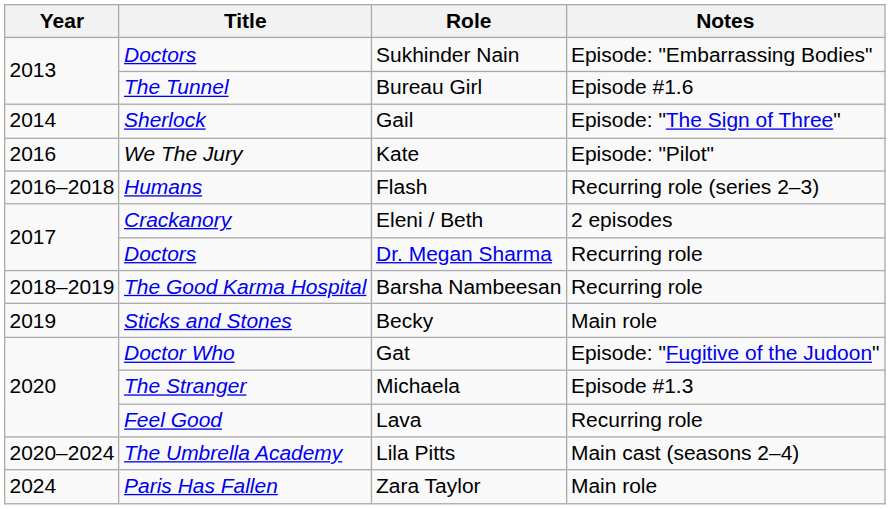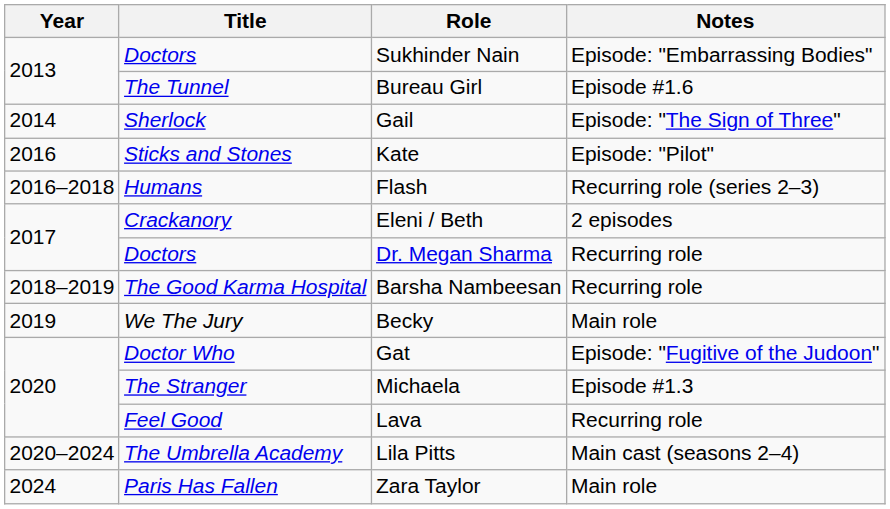(183, 154) We The Jury -> (208, 154) Sticks and Stones
(208, 320) Sticks and Stones -> (183, 320) We The Jury
